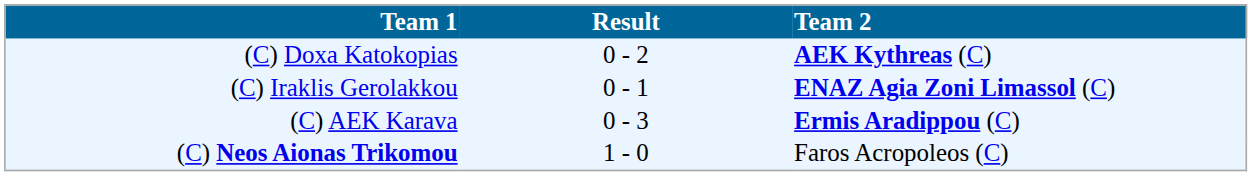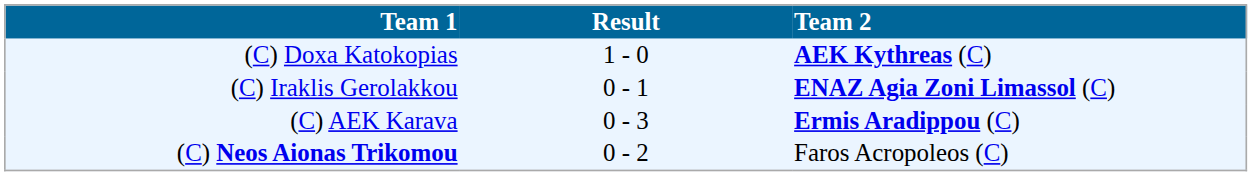(626, 54) 0 - 2 -> (626, 54) 1 - 0
(626, 152) 1 - 0 -> (626, 152) 0 - 2
